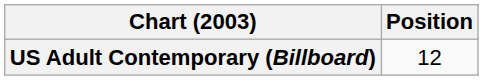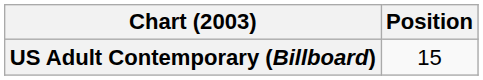(429, 57) 12 -> (429, 57) 15
